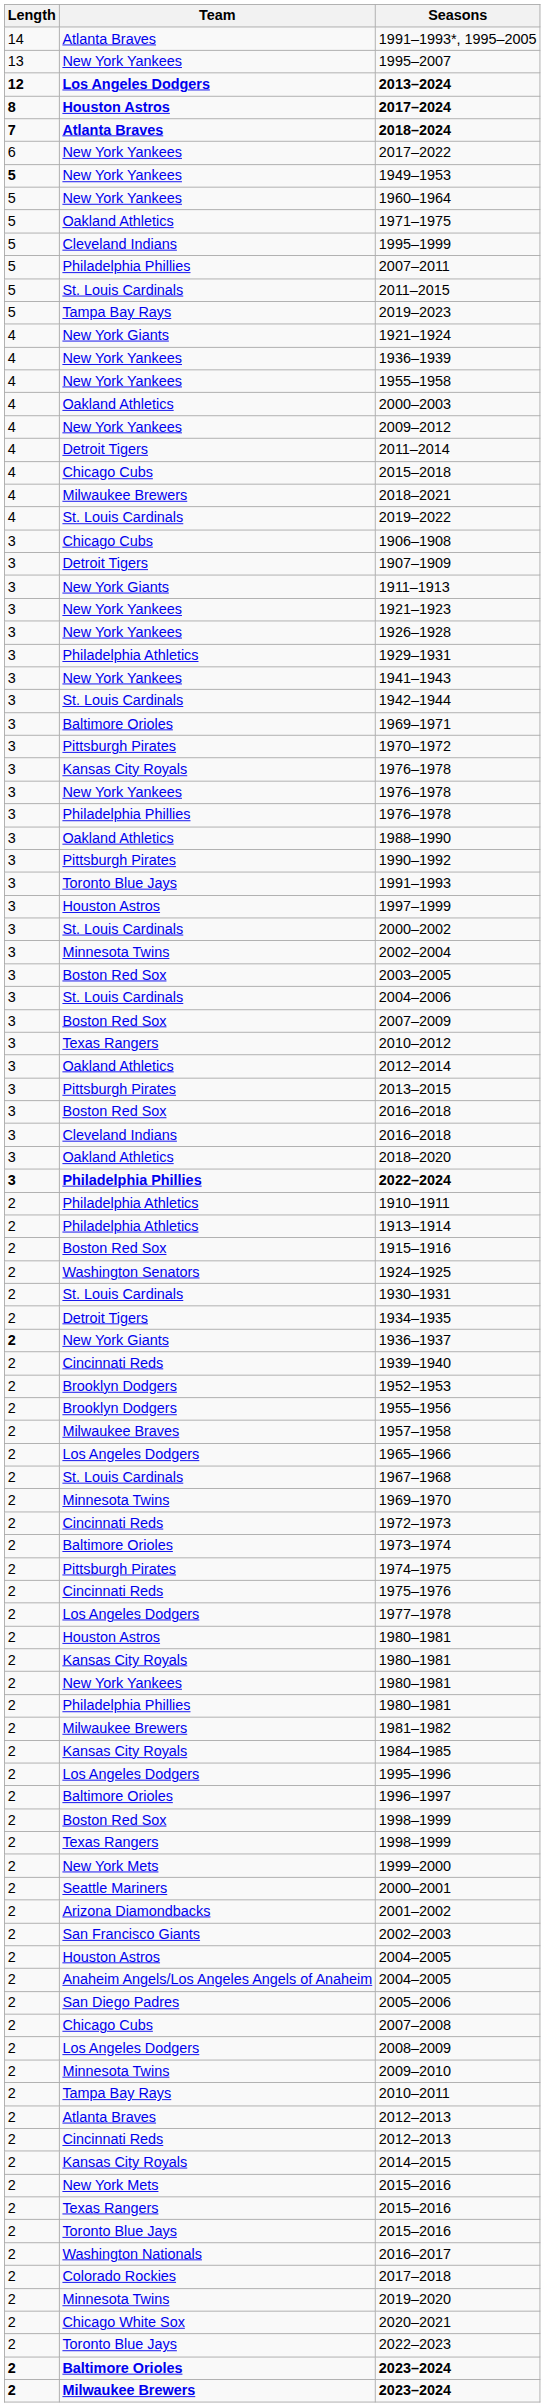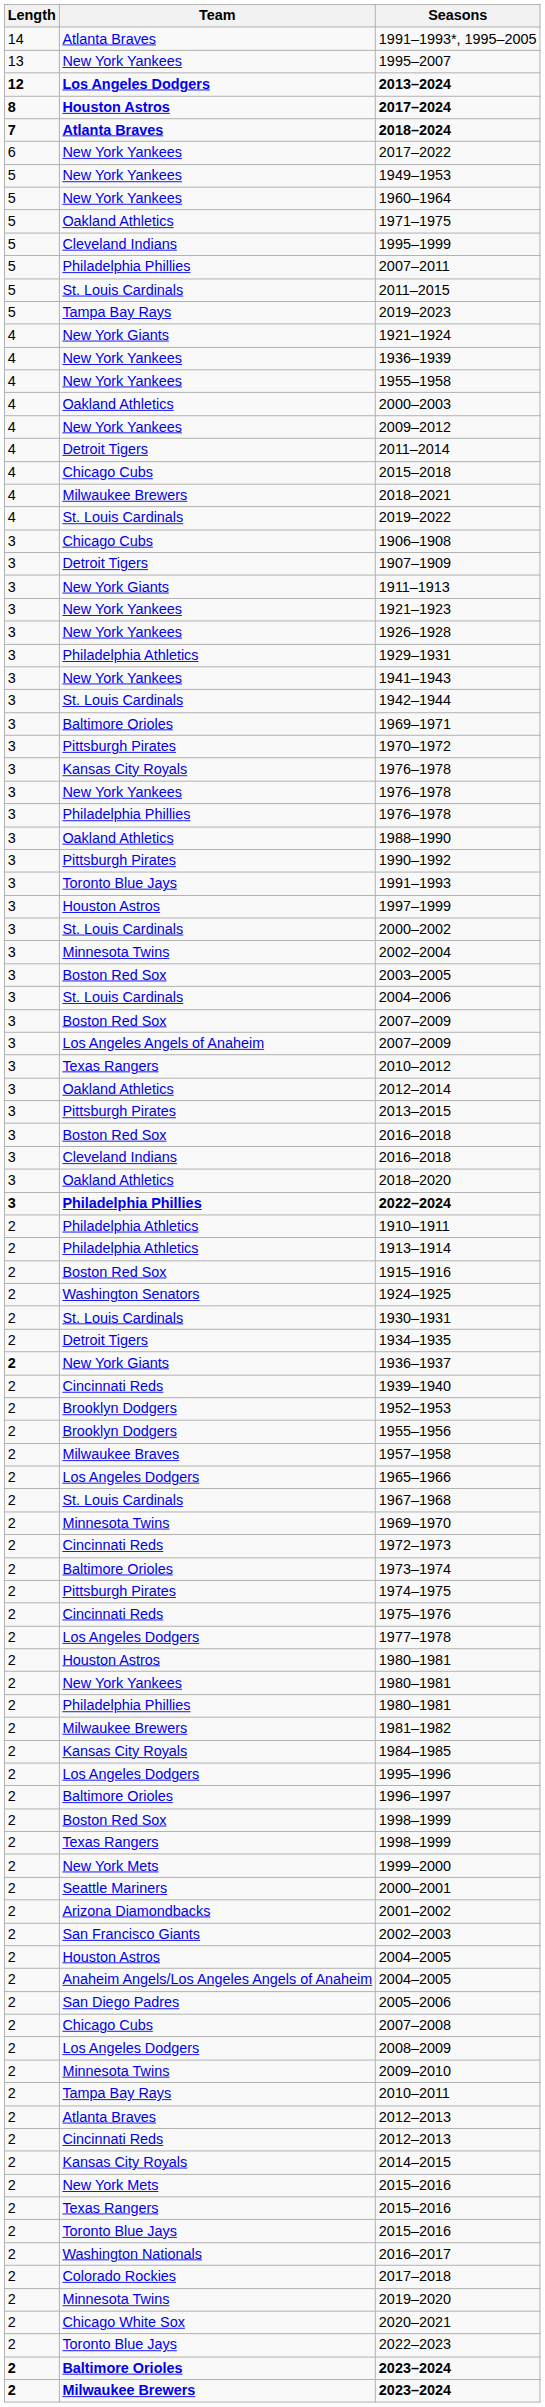(12, 175) bold -> (12, 175) normal
+ row: (163, 1043)
- row: (125, 1660)
